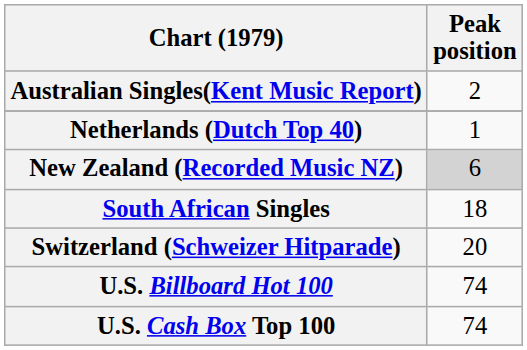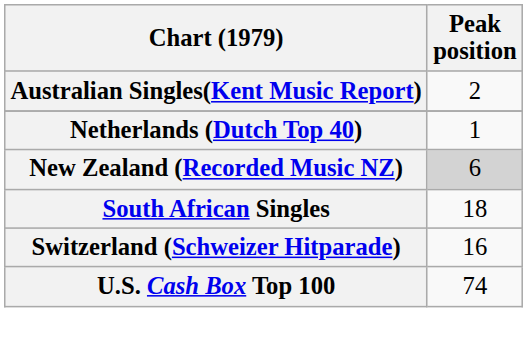(475, 247) 20 -> (475, 247) 16
- row: (216, 286)
